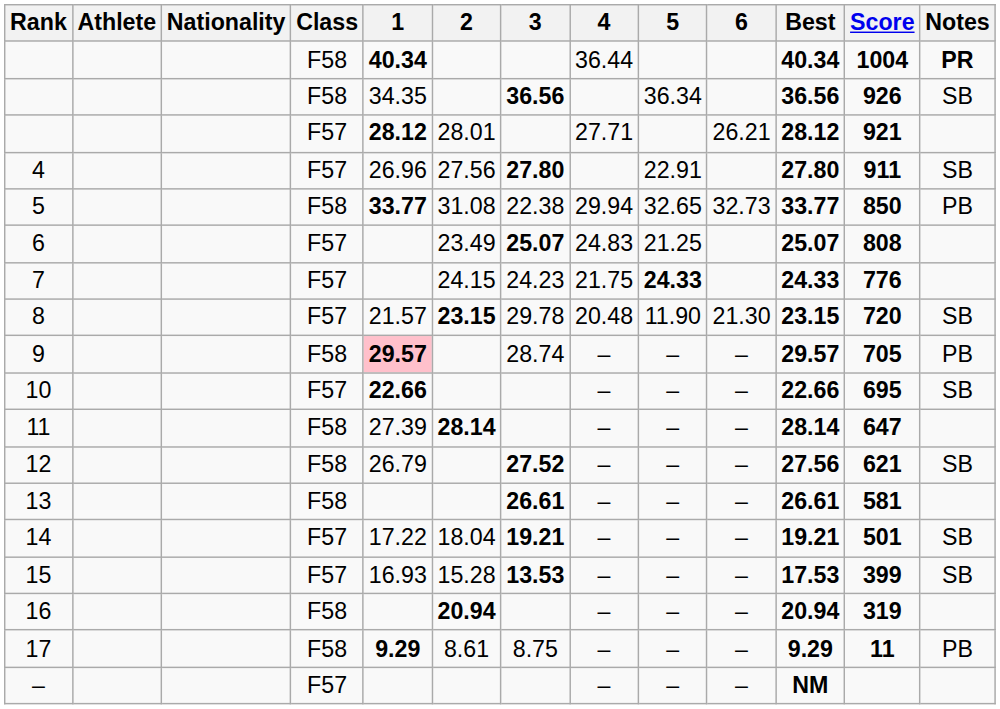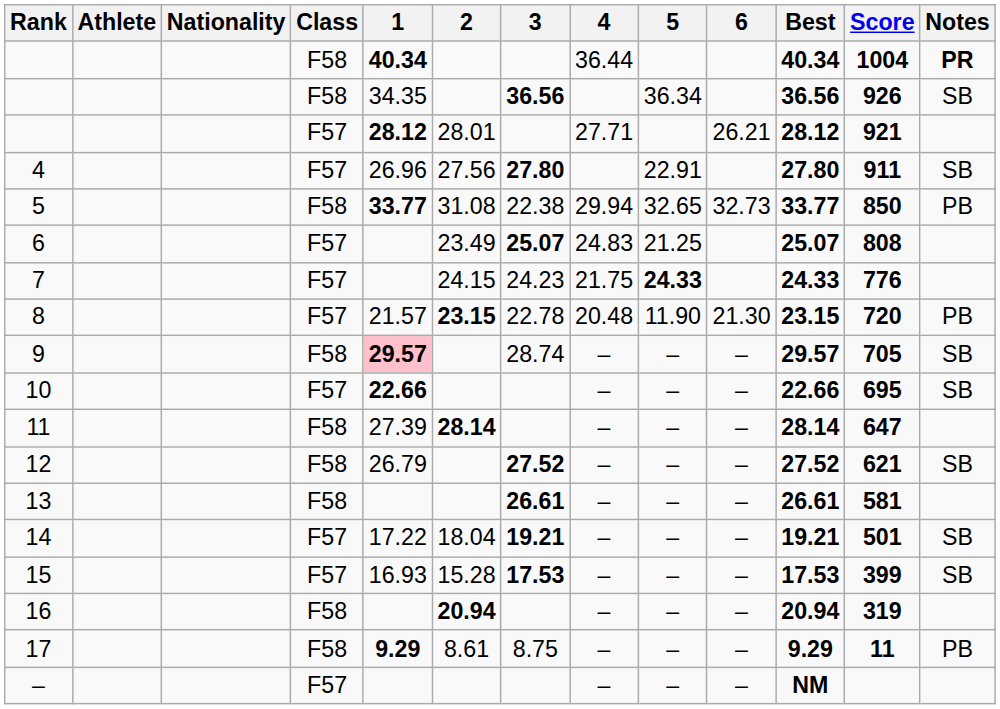(535, 317) 29.78 -> (535, 317) 22.78
(957, 317) SB -> (957, 317) PB
(957, 354) PB -> (957, 354) SB
(810, 464) 27.56 -> (810, 464) 27.52
(535, 574) 13.53 -> (535, 574) 17.53
